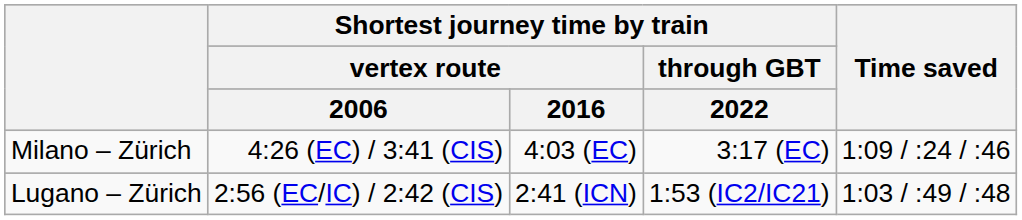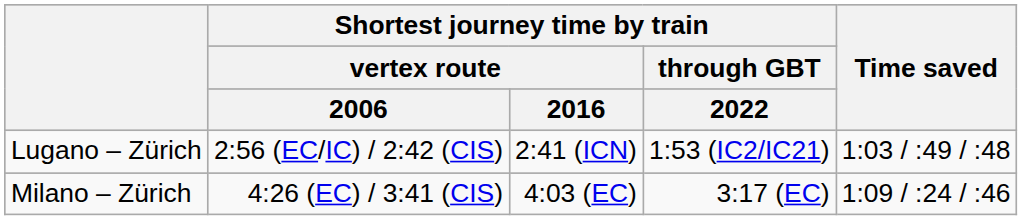rows swapped: (101, 151) <-> (106, 192)
